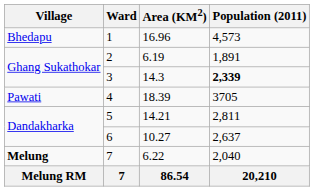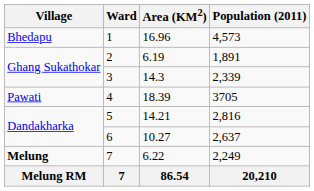(227, 77) bold -> (227, 77) normal
(226, 116) 2,811 -> (227, 116) 2,816
(227, 156) 2,040 -> (227, 156) 2,249
